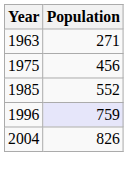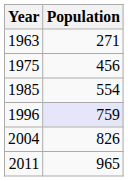(108, 90) 552 -> (108, 90) 554
+ row: (24, 163)
